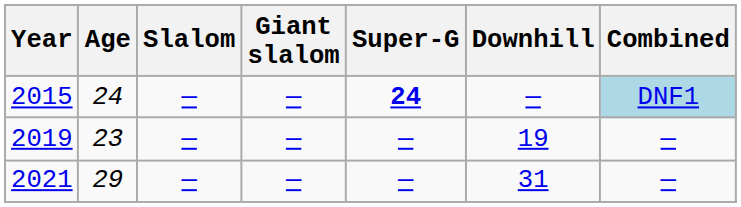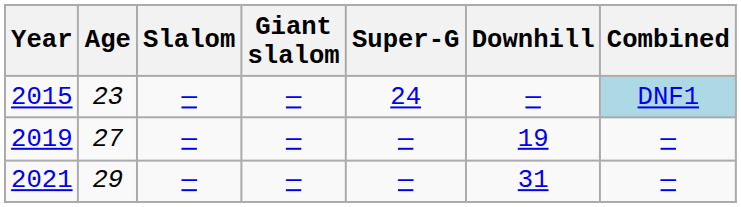(108, 97) 24 -> (108, 97) 23
(406, 97) bold -> (406, 97) normal
(108, 139) 23 -> (108, 139) 27
